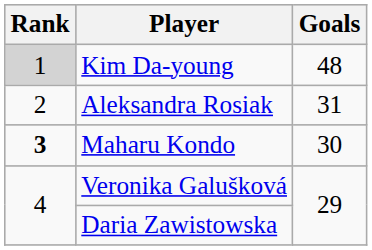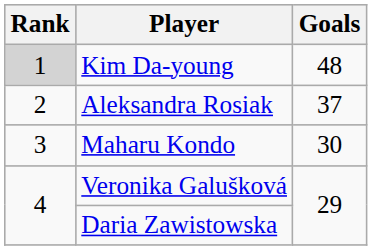(330, 104) 31 -> (330, 104) 37
(40, 144) bold -> (40, 144) normal
